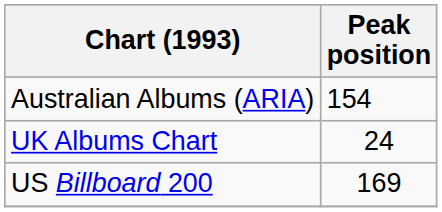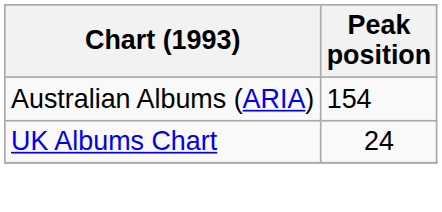- row: (112, 183)
